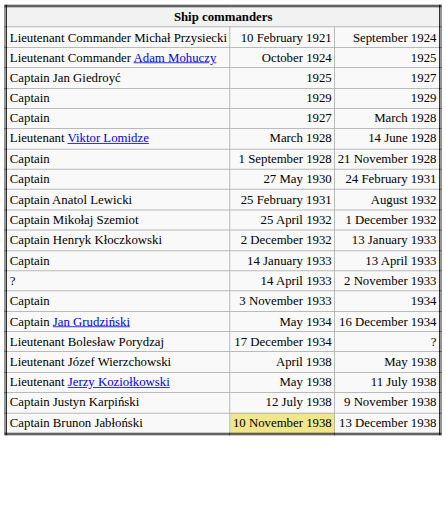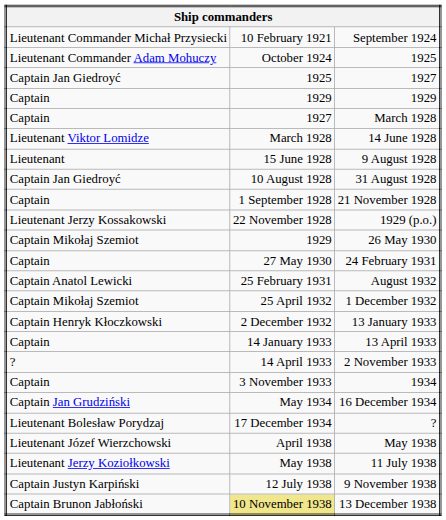+ row: (399, 159)
+ row: (396, 179)
+ row: (408, 220)
+ row: (402, 240)
